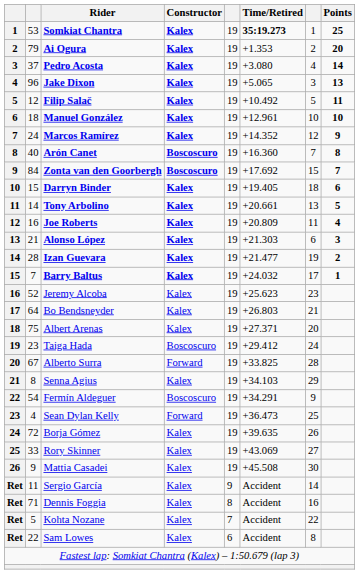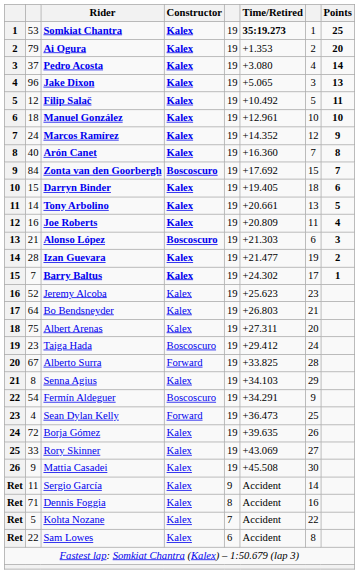(192, 152) Boscoscuro -> (180, 152) Kalex
(180, 240) Kalex -> (192, 240) Boscoscuro
(260, 275) +24.032 -> (260, 275) +24.302
(260, 327) +27.371 -> (260, 327) +27.311
